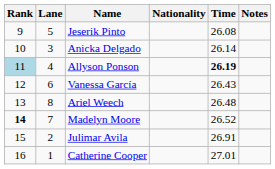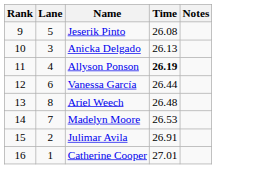- column: (179, 13)
(223, 48) 26.14 -> (165, 48) 26.13
(20, 66) lightblue background -> (20, 66) no background
(223, 84) 26.43 -> (165, 84) 26.44
(20, 119) bold -> (20, 119) normal
(223, 119) 26.52 -> (165, 119) 26.53
